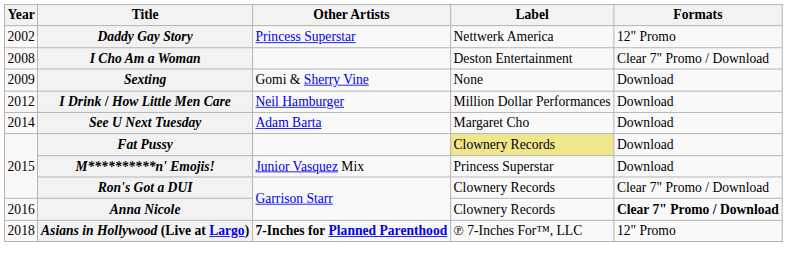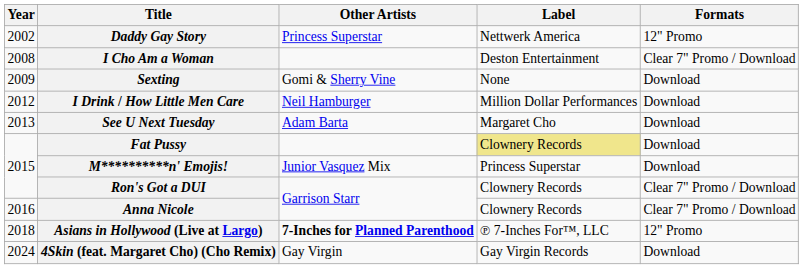(21, 123) 2014 -> (21, 123) 2013
(698, 209) bold -> (720, 209) normal
+ row: (158, 252)
